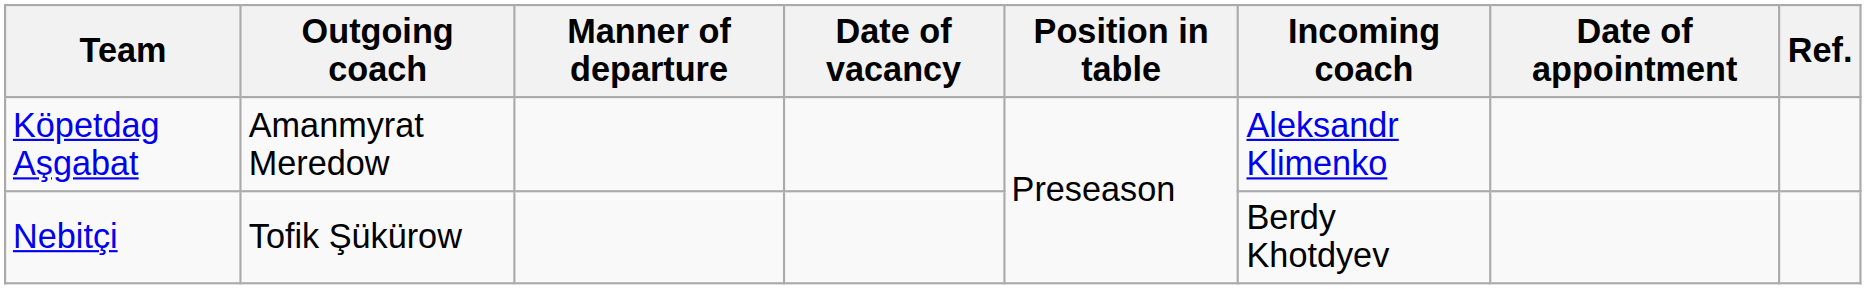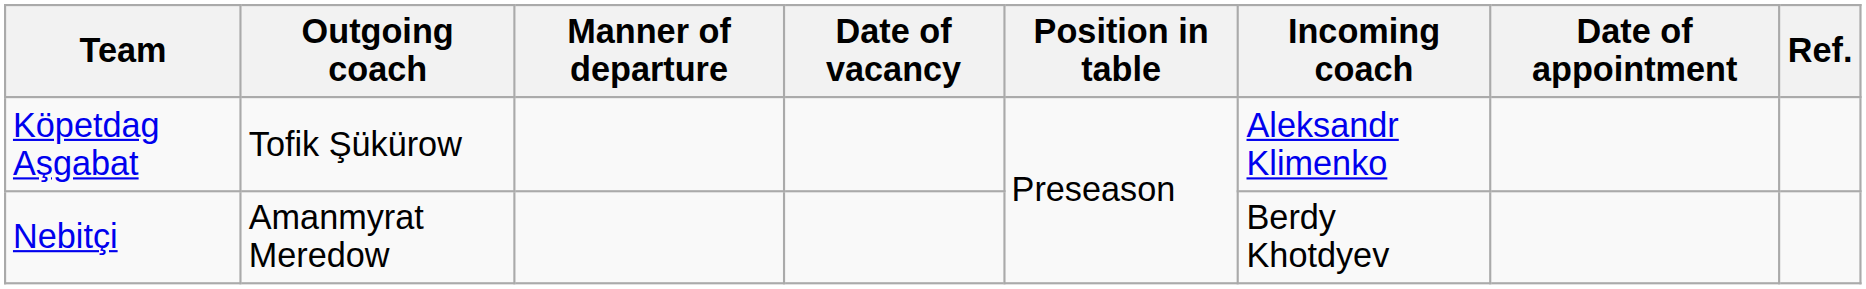(336, 143) Amanmyrat Meredow -> (355, 143) Tofik Şükürow
(355, 236) Tofik Şükürow -> (336, 236) Amanmyrat Meredow
